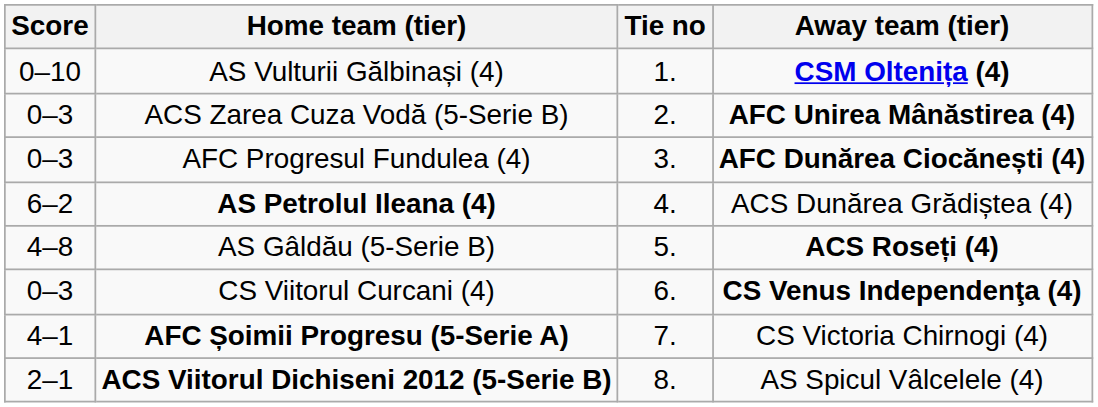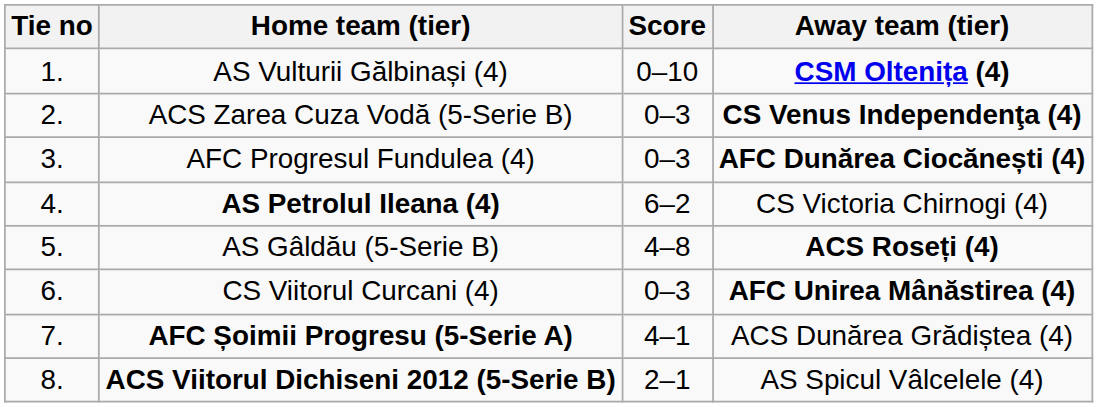columns swapped: (665, 26) <-> (50, 26)
(902, 114) AFC Unirea Mânăstirea (4) -> (902, 114) CS Venus Independenţa (4)
(902, 203) ACS Dunărea Grădiștea (4) -> (902, 203) CS Victoria Chirnogi (4)
(902, 291) CS Venus Independenţa (4) -> (902, 291) AFC Unirea Mânăstirea (4)
(902, 335) CS Victoria Chirnogi (4) -> (902, 335) ACS Dunărea Grădiștea (4)
